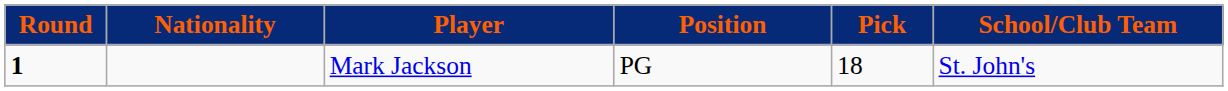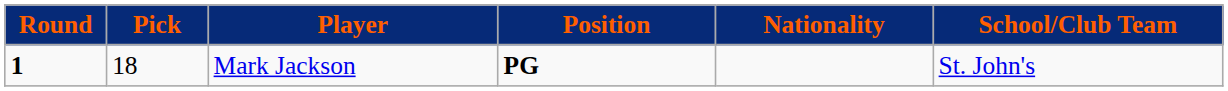columns swapped: (882, 24) <-> (215, 24)
(636, 65) normal -> (521, 65) bold
